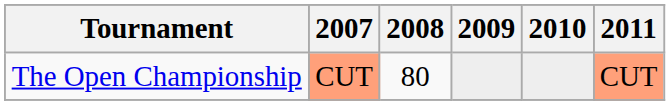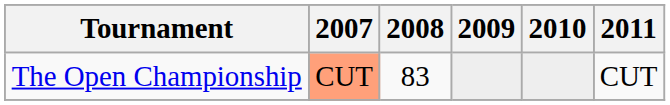(415, 76) 80 -> (415, 76) 83
(629, 76) lightsalmon background -> (629, 76) no background
